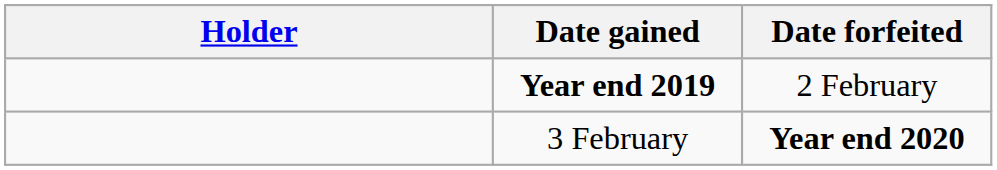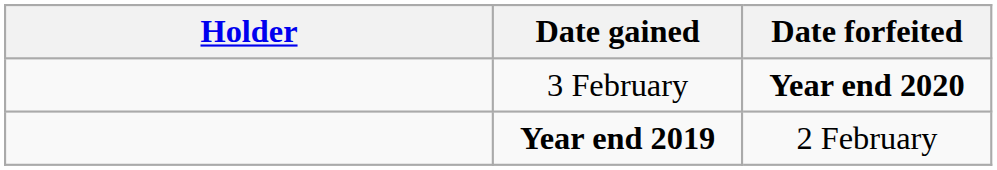rows swapped: (618, 84) <-> (618, 138)
